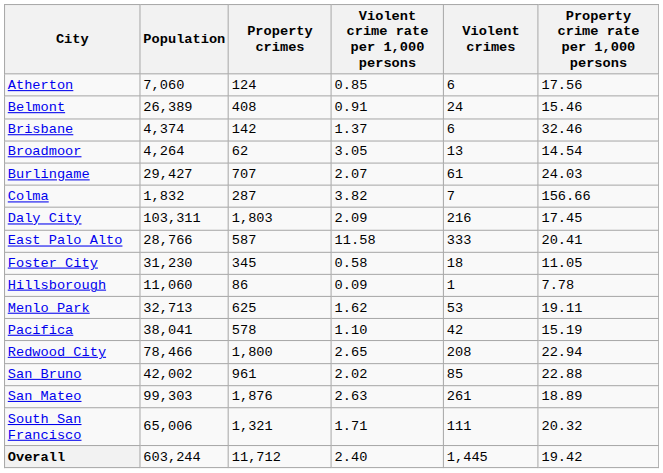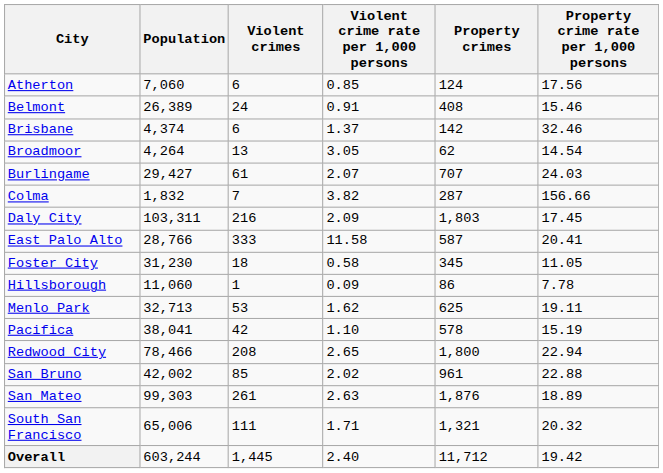columns swapped: (491, 39) <-> (280, 39)
